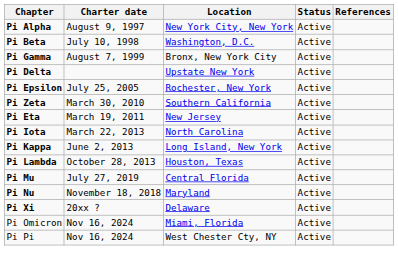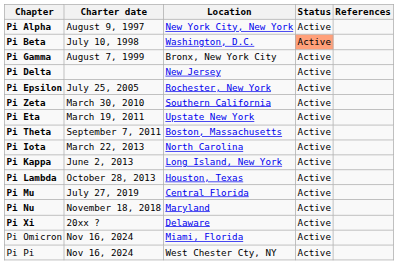(314, 42) no background -> (314, 42) lightsalmon background
(210, 72) Upstate New York -> (193, 72) New Jersey
(193, 117) New Jersey -> (210, 117) Upstate New York
+ row: (29, 132)
